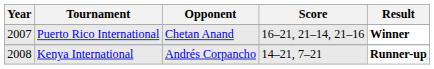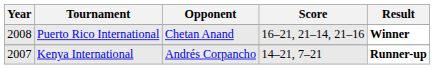(19, 34) 2007 -> (19, 34) 2008
(19, 54) 2008 -> (19, 54) 2007
